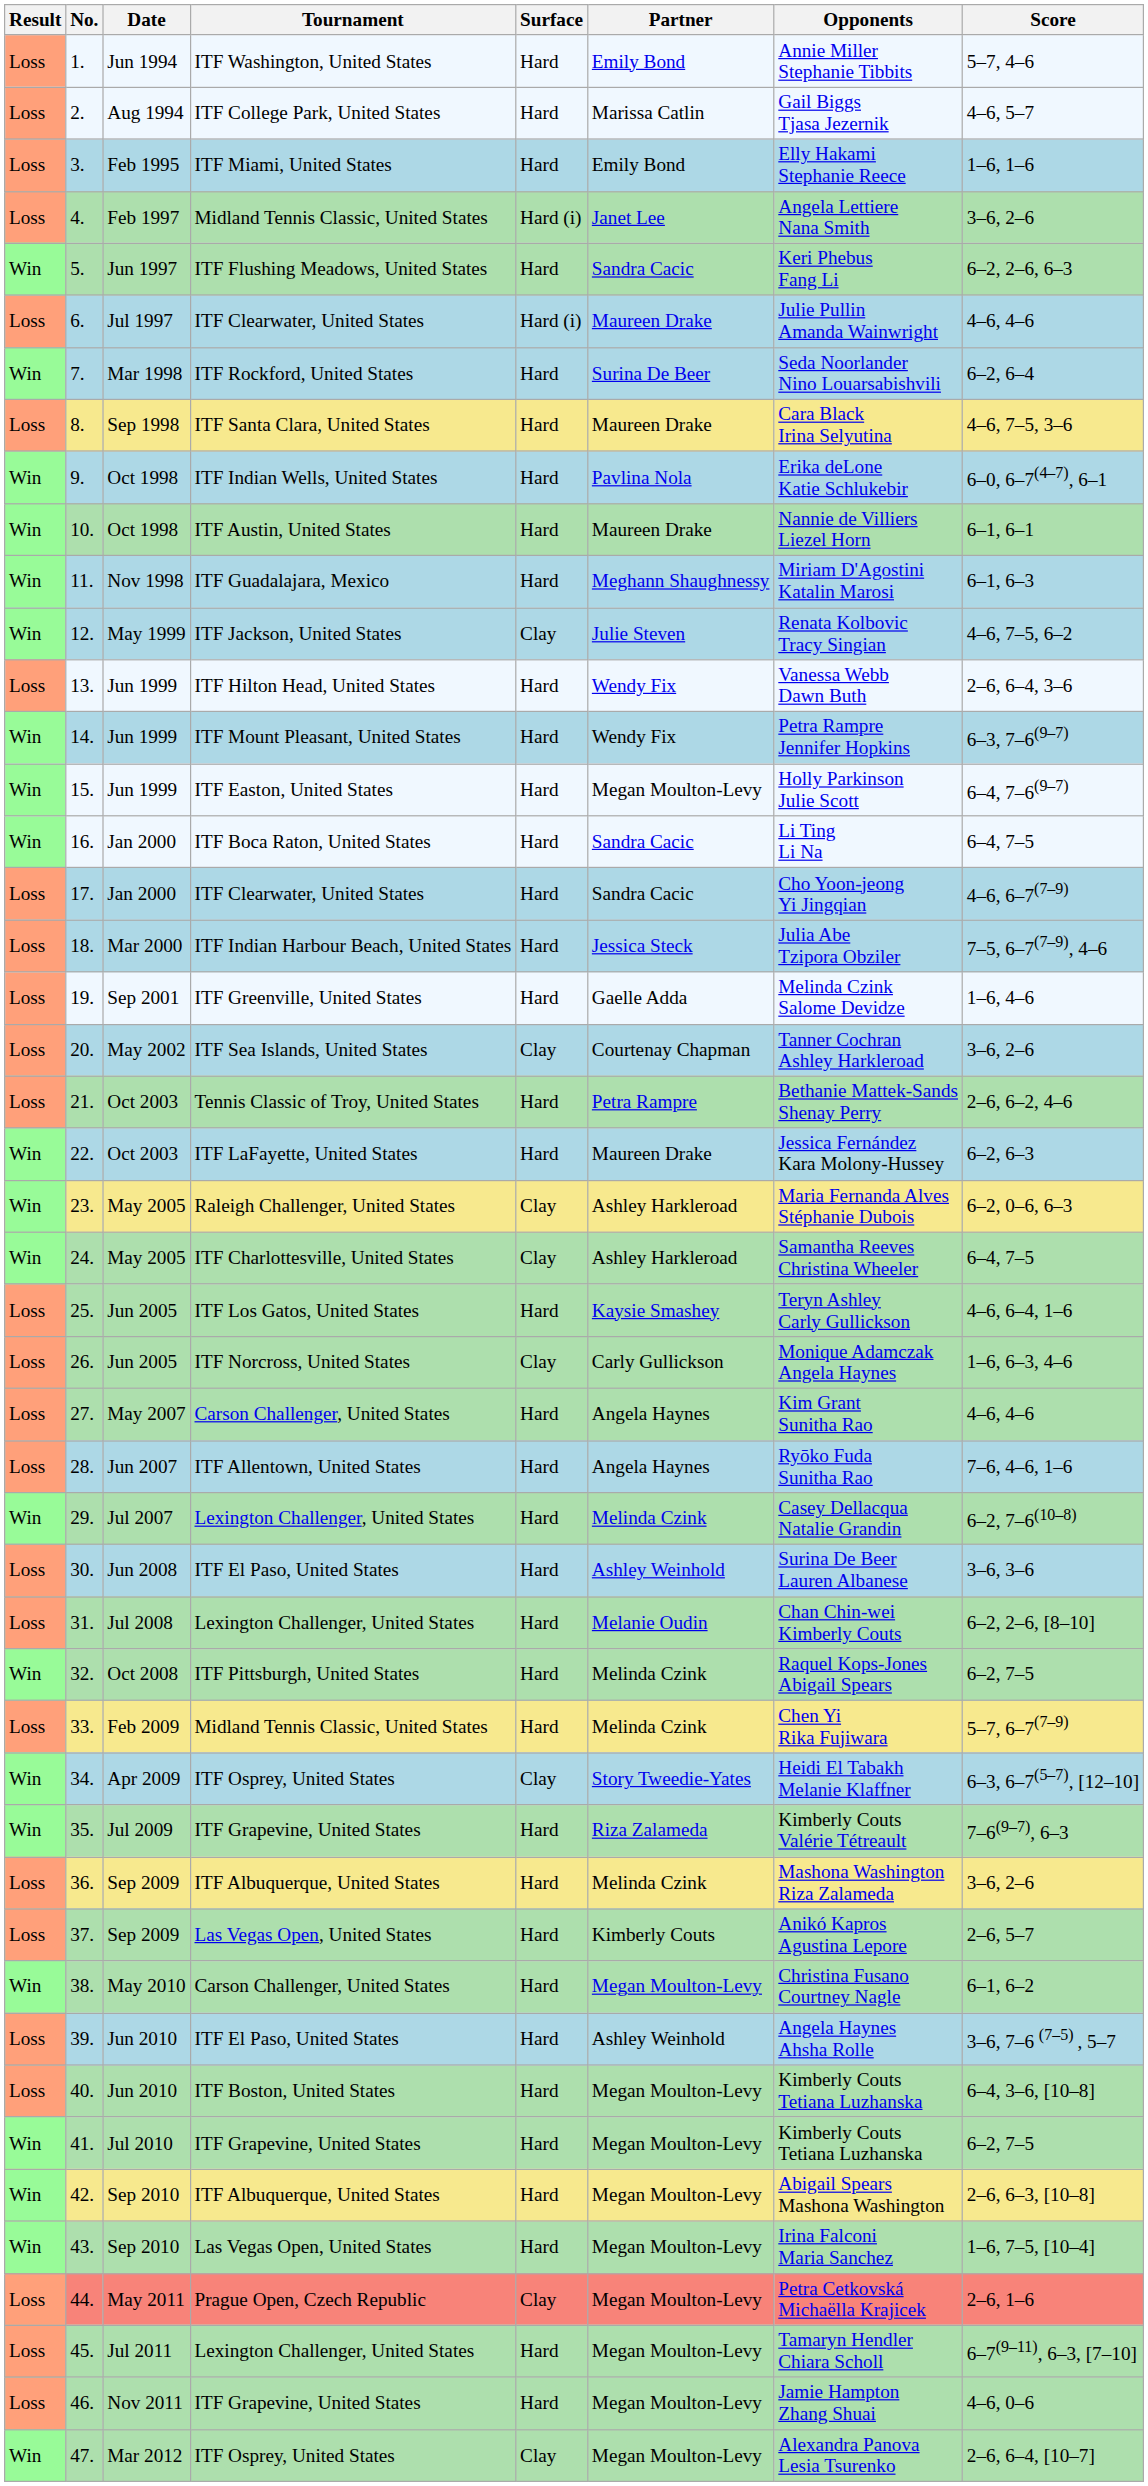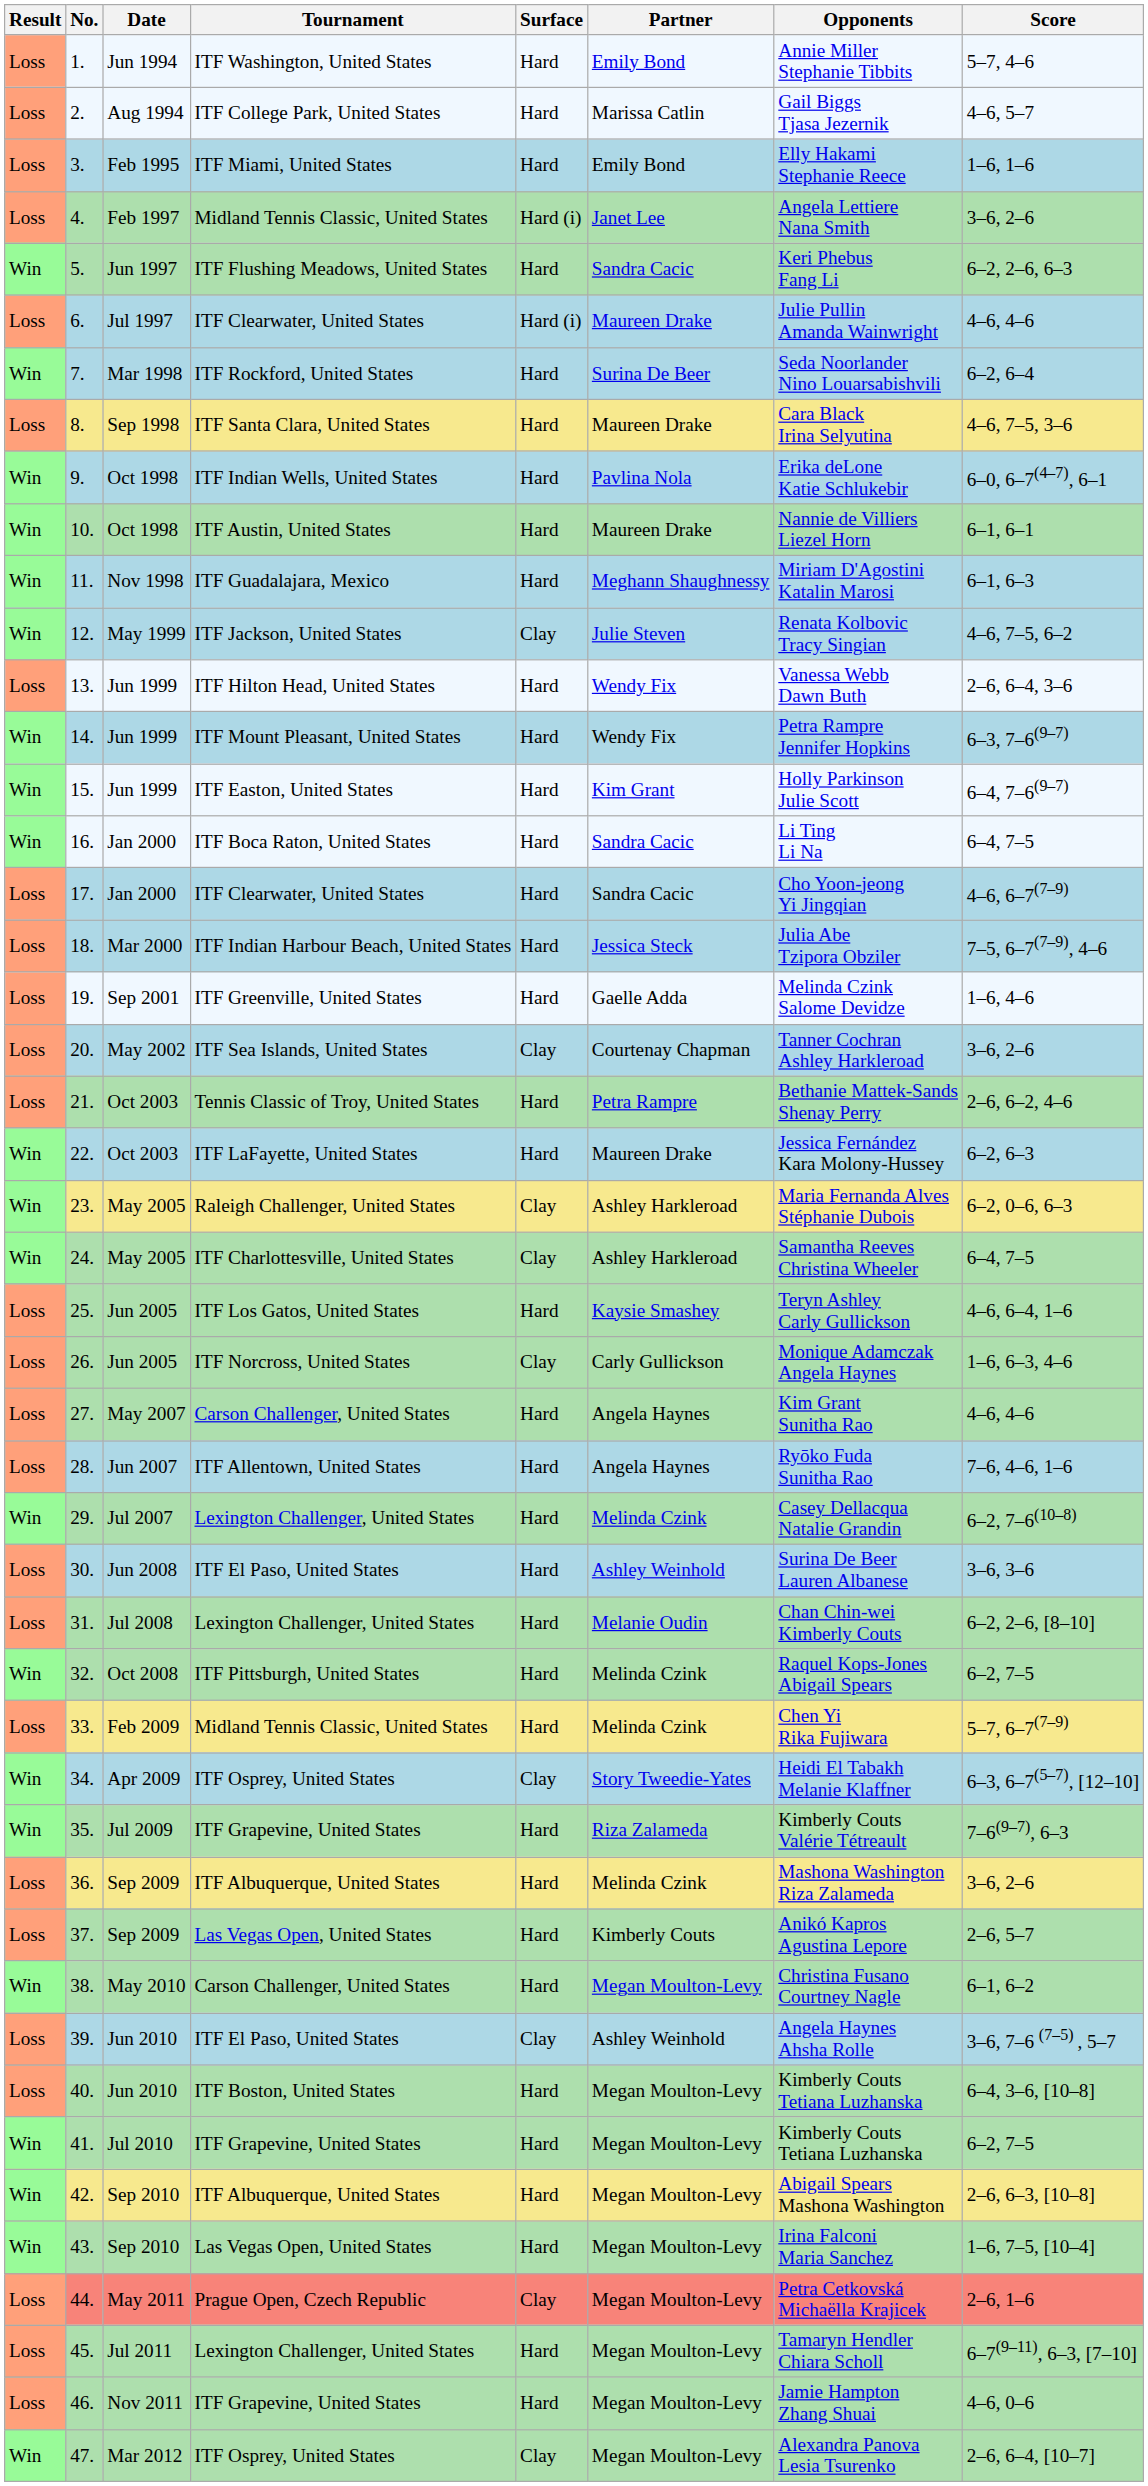(677, 789) Megan Moulton-Levy -> (633, 789) Kim Grant
(539, 2038) Hard -> (538, 2038) Clay
